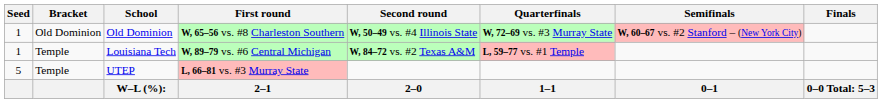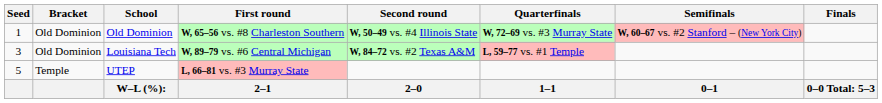(18, 51) 1 -> (18, 51) 3
(52, 51) Temple -> (68, 51) Old Dominion
